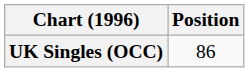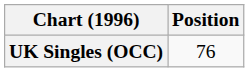(206, 50) 86 -> (206, 50) 76
